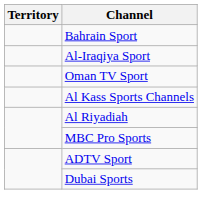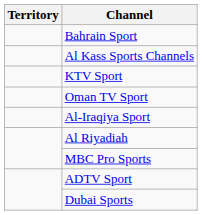rows swapped: (107, 55) <-> (129, 96)
+ row: (94, 76)
